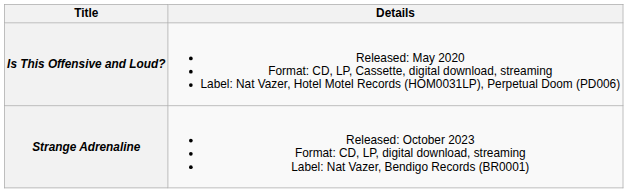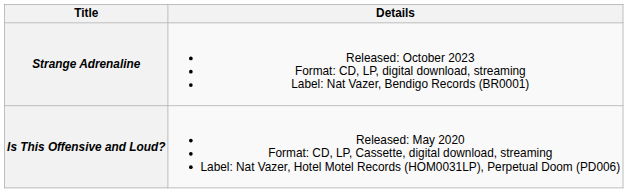rows swapped: (86, 64) <-> (86, 146)
